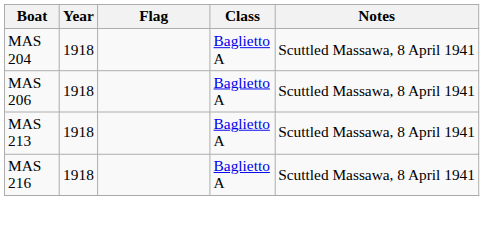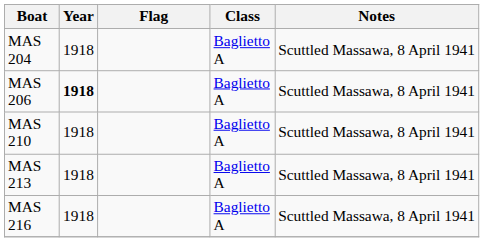(78, 91) normal -> (78, 91) bold
+ row: (25, 132)
